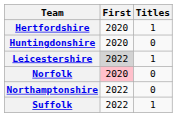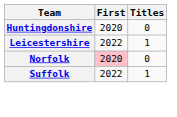- row: (52, 28)
(117, 58) lightgrey background -> (111, 43) no background
- row: (52, 89)
